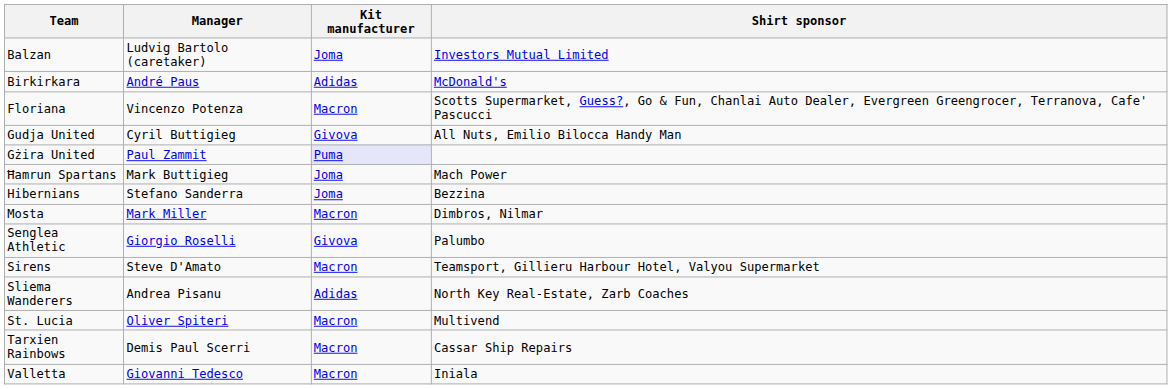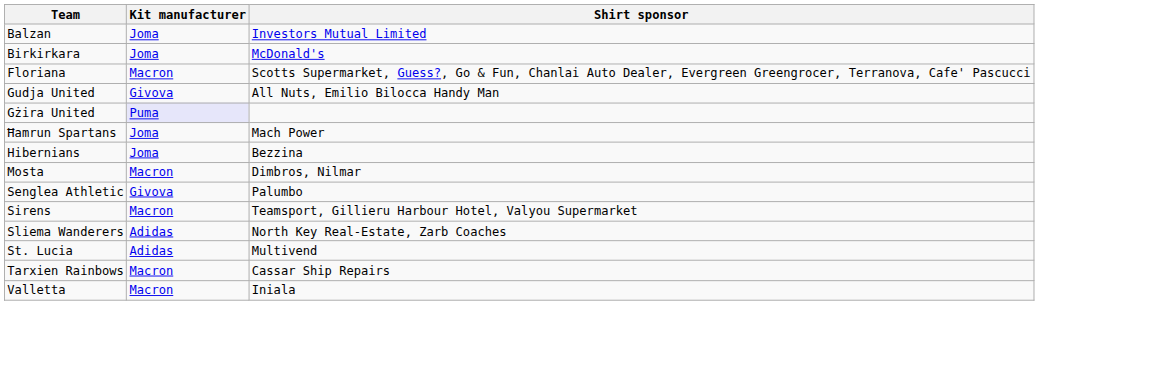- column: (217, 21)
(336, 82) Adidas -> (144, 54) Joma
(336, 321) Macron -> (151, 251) Adidas
